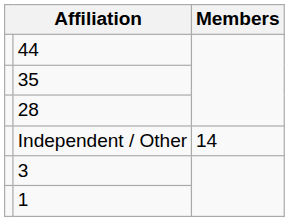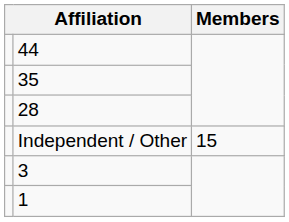(206, 140) 14 -> (206, 140) 15
